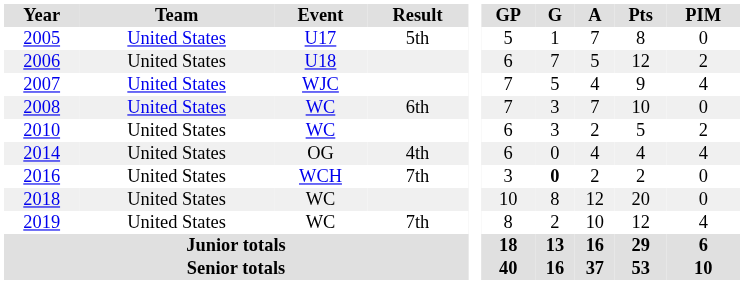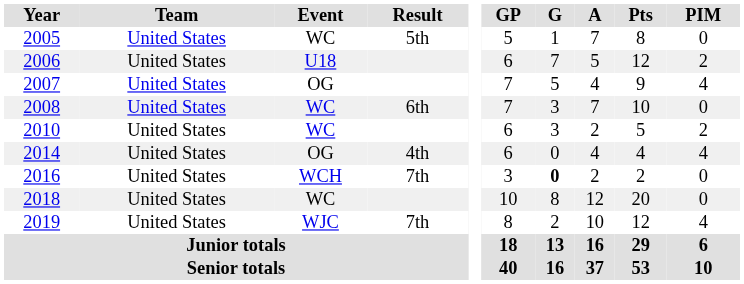(320, 38) U17 -> (320, 38) WC
(320, 84) WJC -> (320, 84) OG
(320, 222) WC -> (320, 222) WJC
